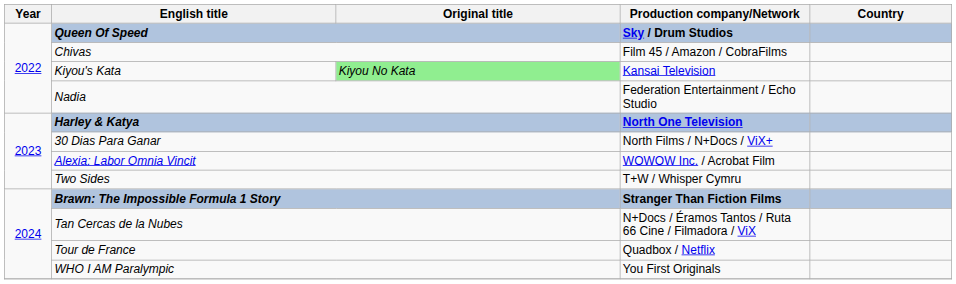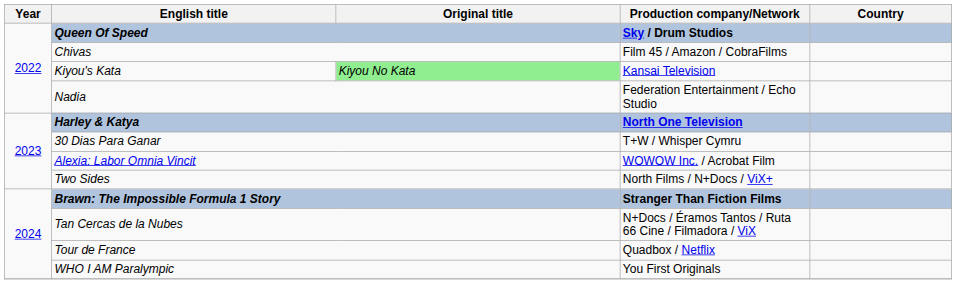(698, 141) North Films / N+Docs / ViX+ -> (682, 141) T+W / Whisper Cymru
(682, 179) T+W / Whisper Cymru -> (698, 179) North Films / N+Docs / ViX+
